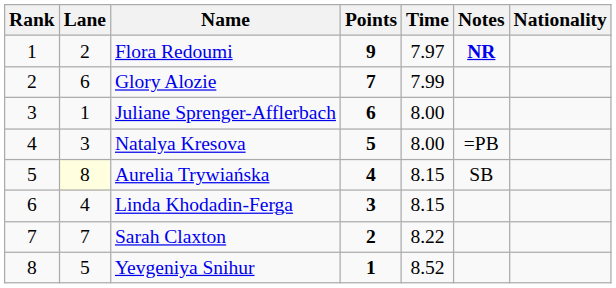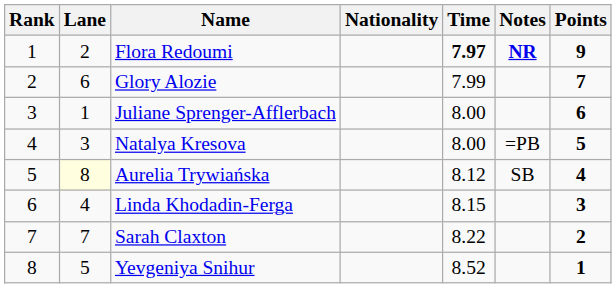columns swapped: (560, 19) <-> (371, 19)
(427, 50) normal -> (469, 50) bold
(427, 174) 8.15 -> (469, 174) 8.12
